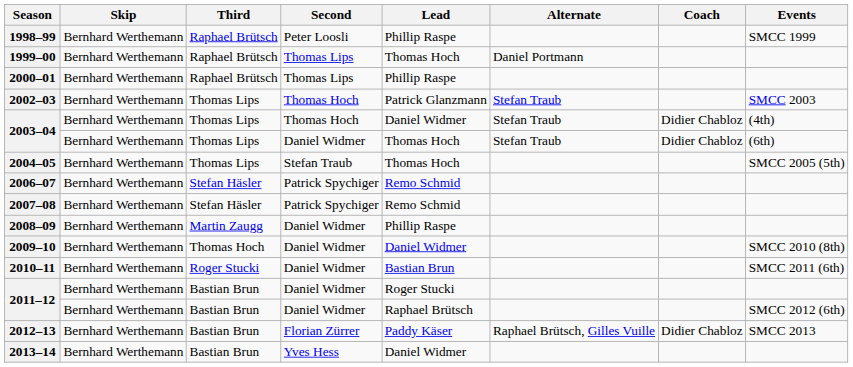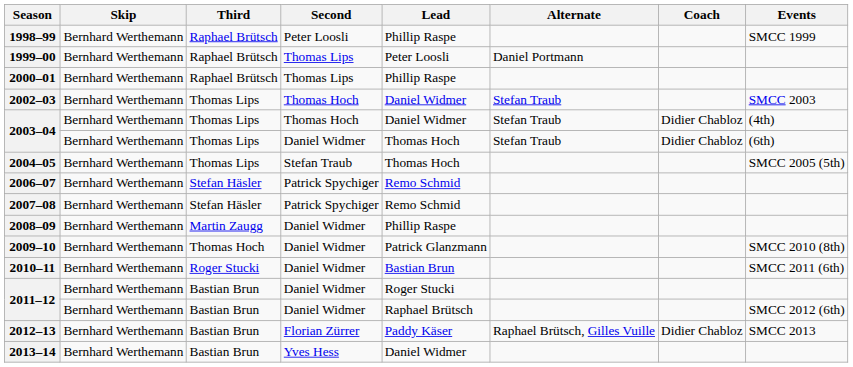(422, 57) Thomas Hoch -> (417, 57) Peter Loosli
(436, 99) Patrick Glanzmann -> (425, 99) Daniel Widmer
(425, 246) Daniel Widmer -> (436, 246) Patrick Glanzmann
